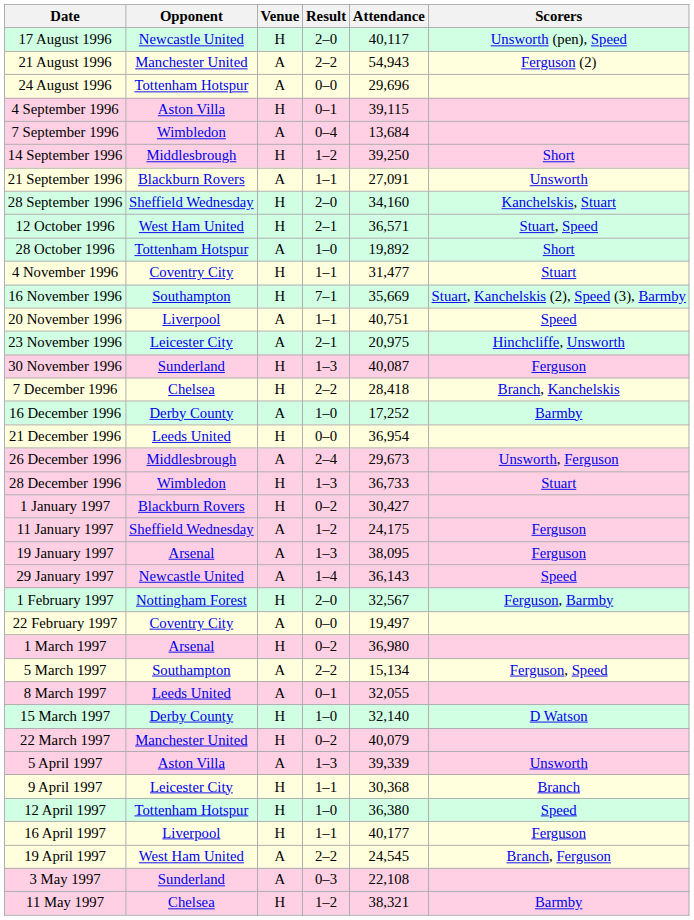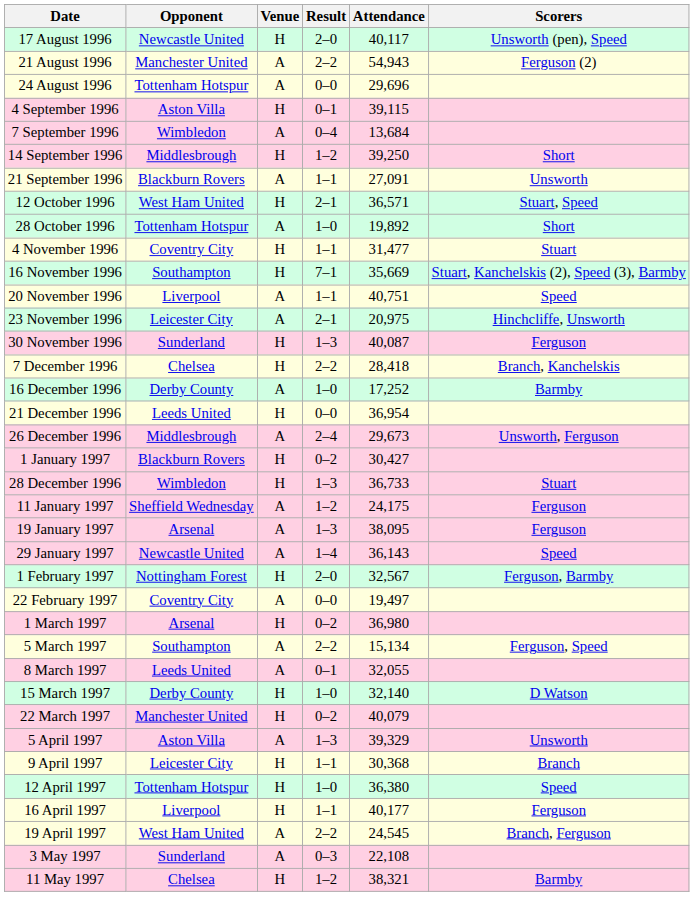- row: (65, 202)
rows swapped: (65, 483) <-> (65, 506)
(389, 763) 39,339 -> (389, 739) 39,329
